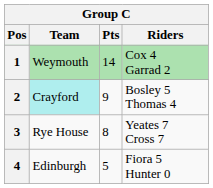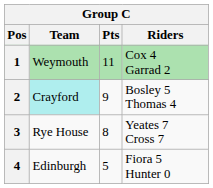(109, 62) 14 -> (109, 62) 11
